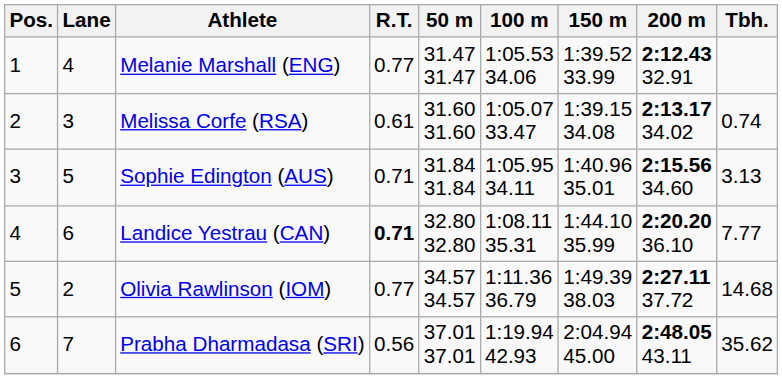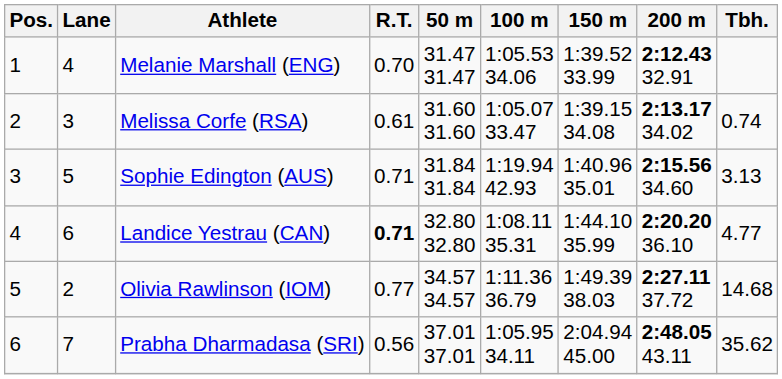(394, 65) 0.77 -> (394, 65) 0.70
(519, 177) 1:05.95 34.11 -> (519, 177) 1:19.94 42.93
(741, 233) 7.77 -> (741, 233) 4.77
(519, 344) 1:19.94 42.93 -> (519, 344) 1:05.95 34.11
